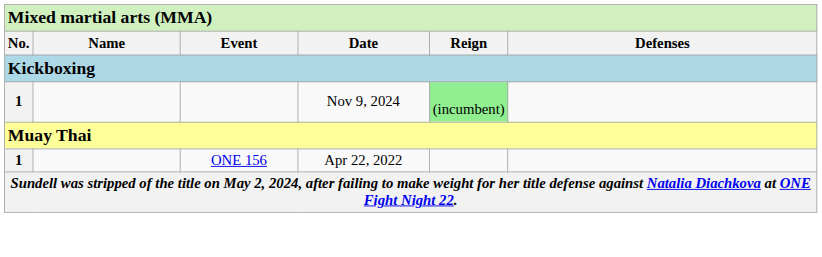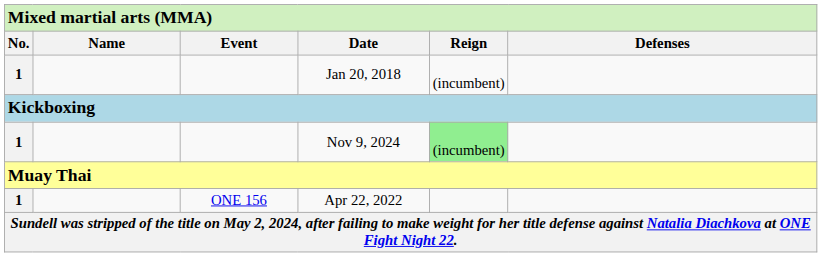+ row: (363, 74)
